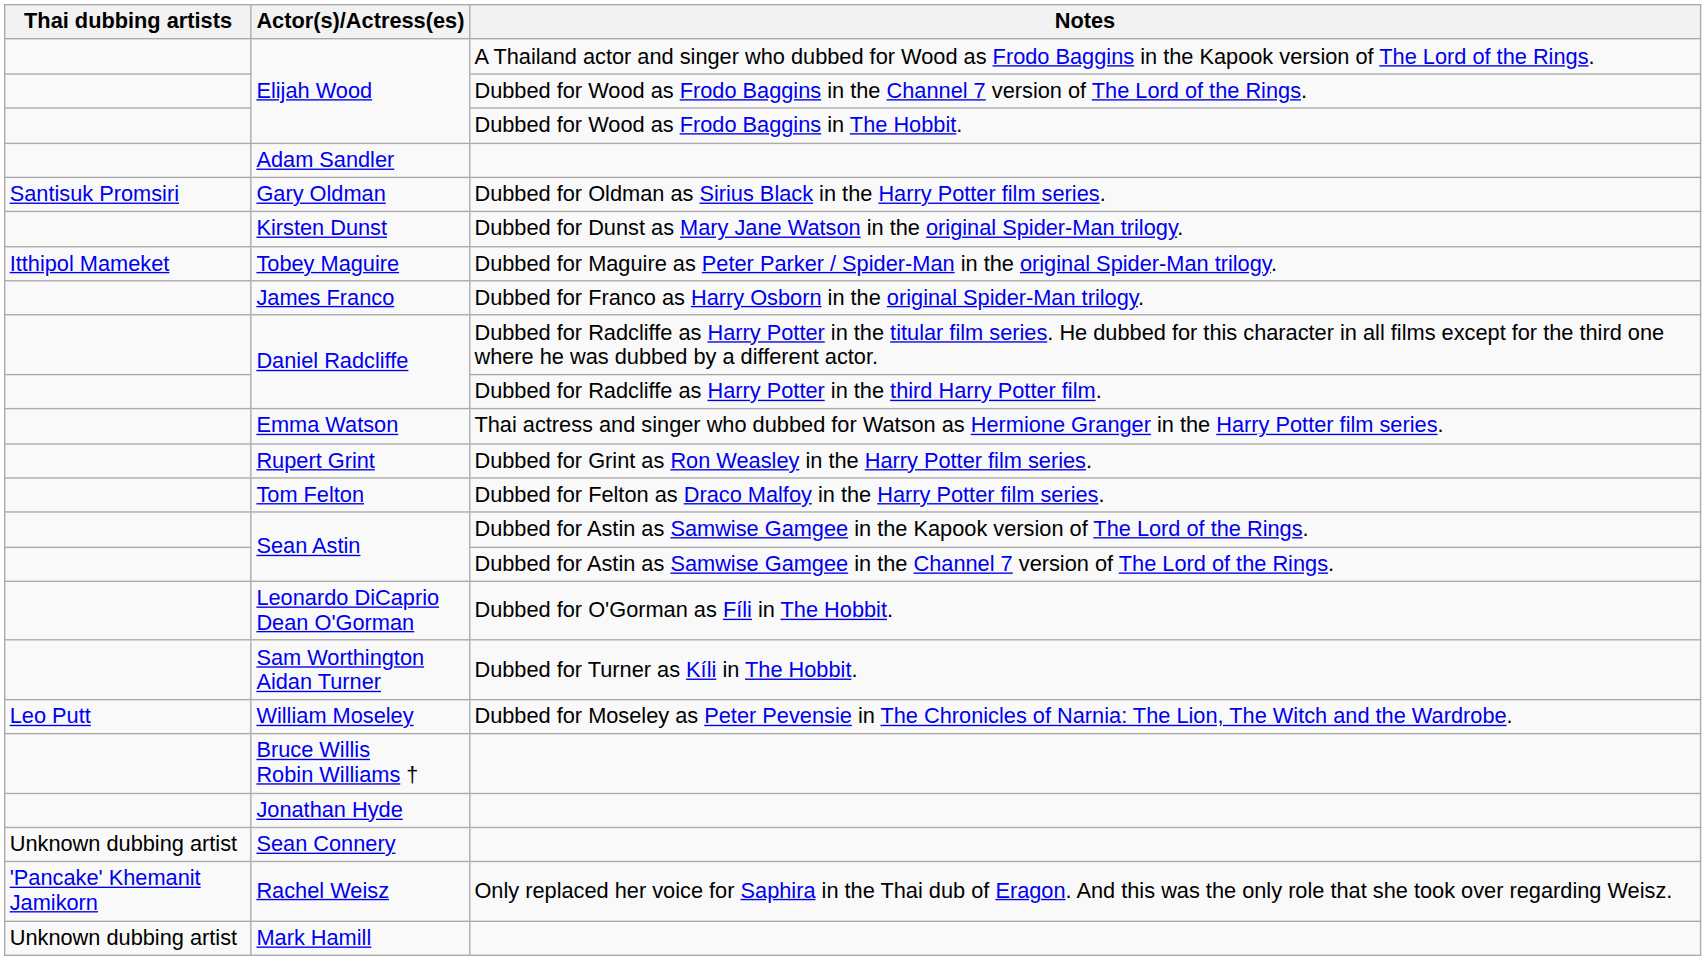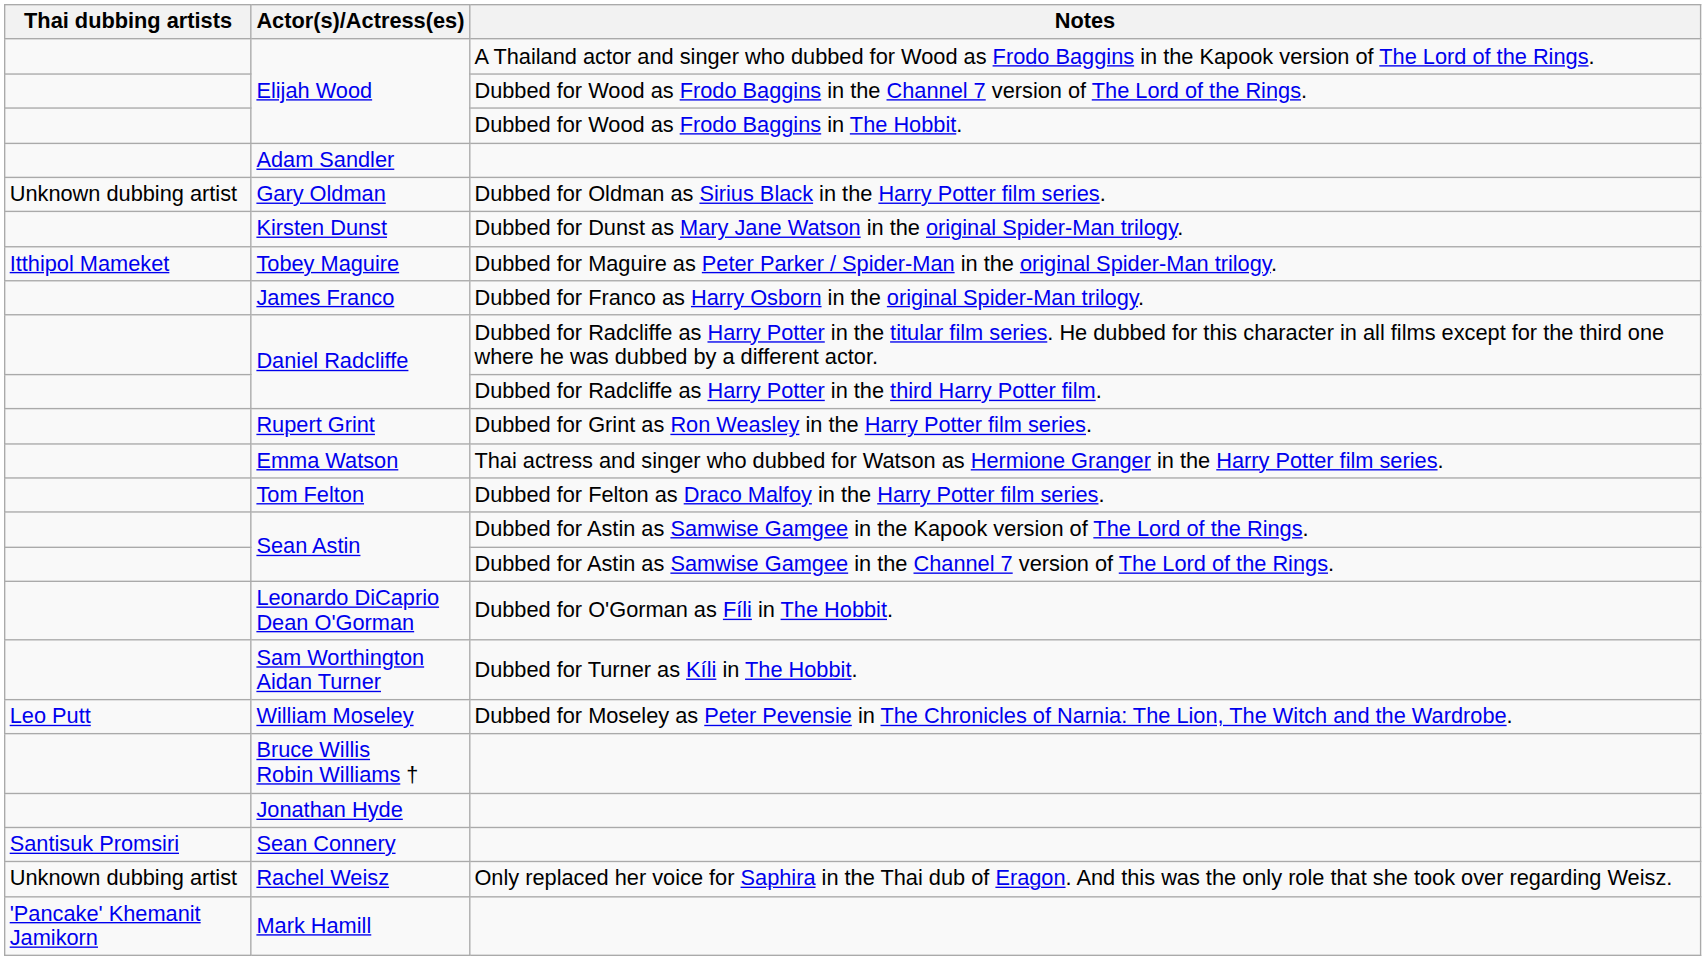(94, 194) Santisuk Promsiri -> (123, 194) Unknown dubbing artist
rows swapped: (327, 425) <-> (316, 460)
(123, 844) Unknown dubbing artist -> (94, 844) Santisuk Promsiri
(105, 891) 'Pancake' Khemanit Jamikorn -> (123, 878) Unknown dubbing artist
(123, 937) Unknown dubbing artist -> (105, 925) 'Pancake' Khemanit Jamikorn
